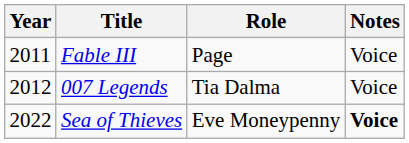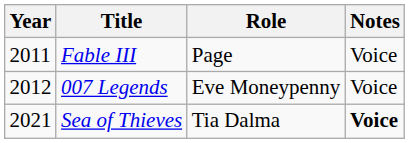(236, 87) Tia Dalma -> (266, 87) Eve Moneypenny
(30, 120) 2022 -> (30, 120) 2021
(266, 120) Eve Moneypenny -> (236, 120) Tia Dalma
